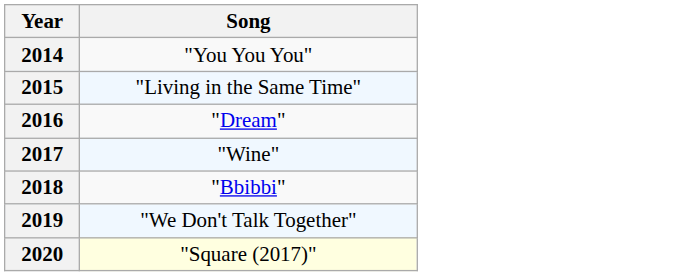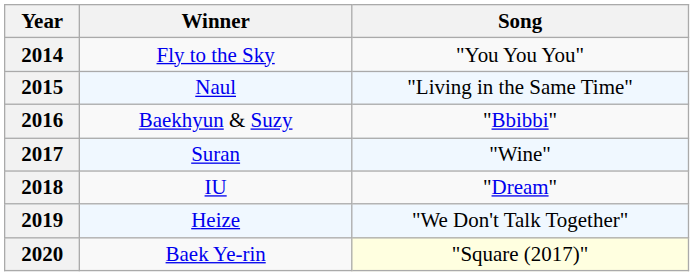+ column: (216, 21)
(248, 120) "Dream" -> (520, 120) "Bbibbi"
(248, 187) "Bbibbi" -> (520, 187) "Dream"
